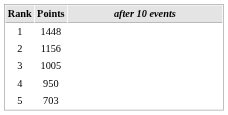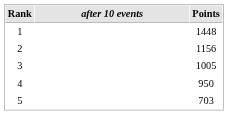columns swapped: (145, 13) <-> (51, 13)
